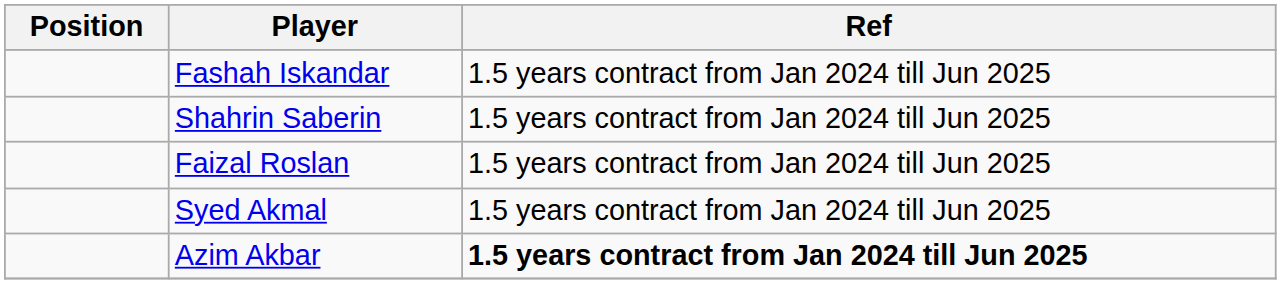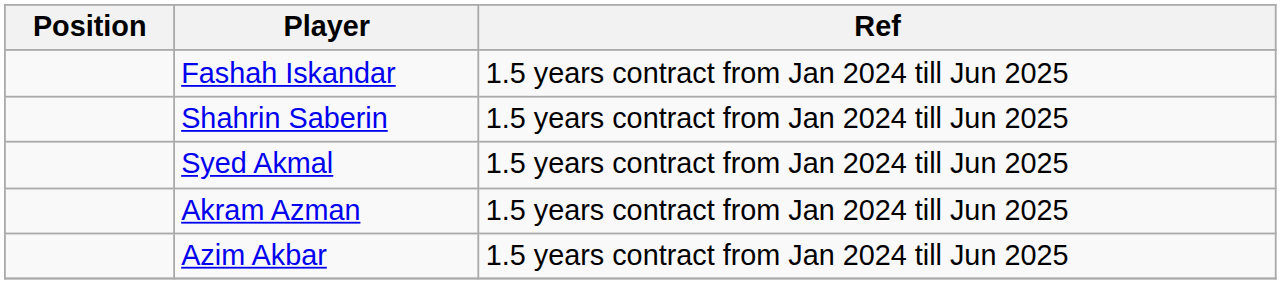- row: (262, 164)
+ row: (271, 210)
(778, 255) bold -> (777, 255) normal
